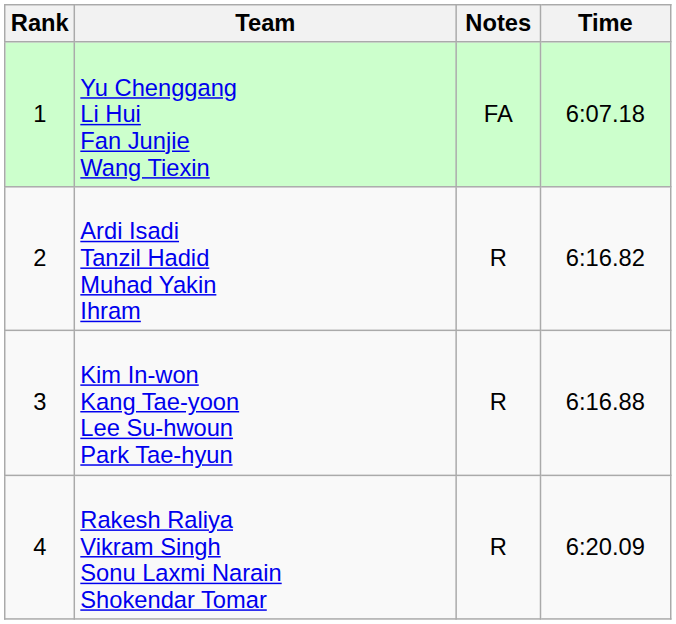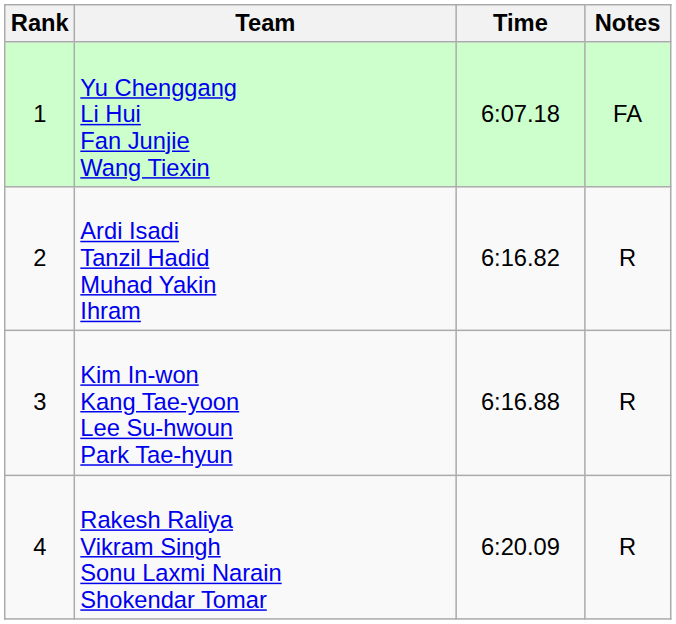columns swapped: (605, 23) <-> (498, 23)
